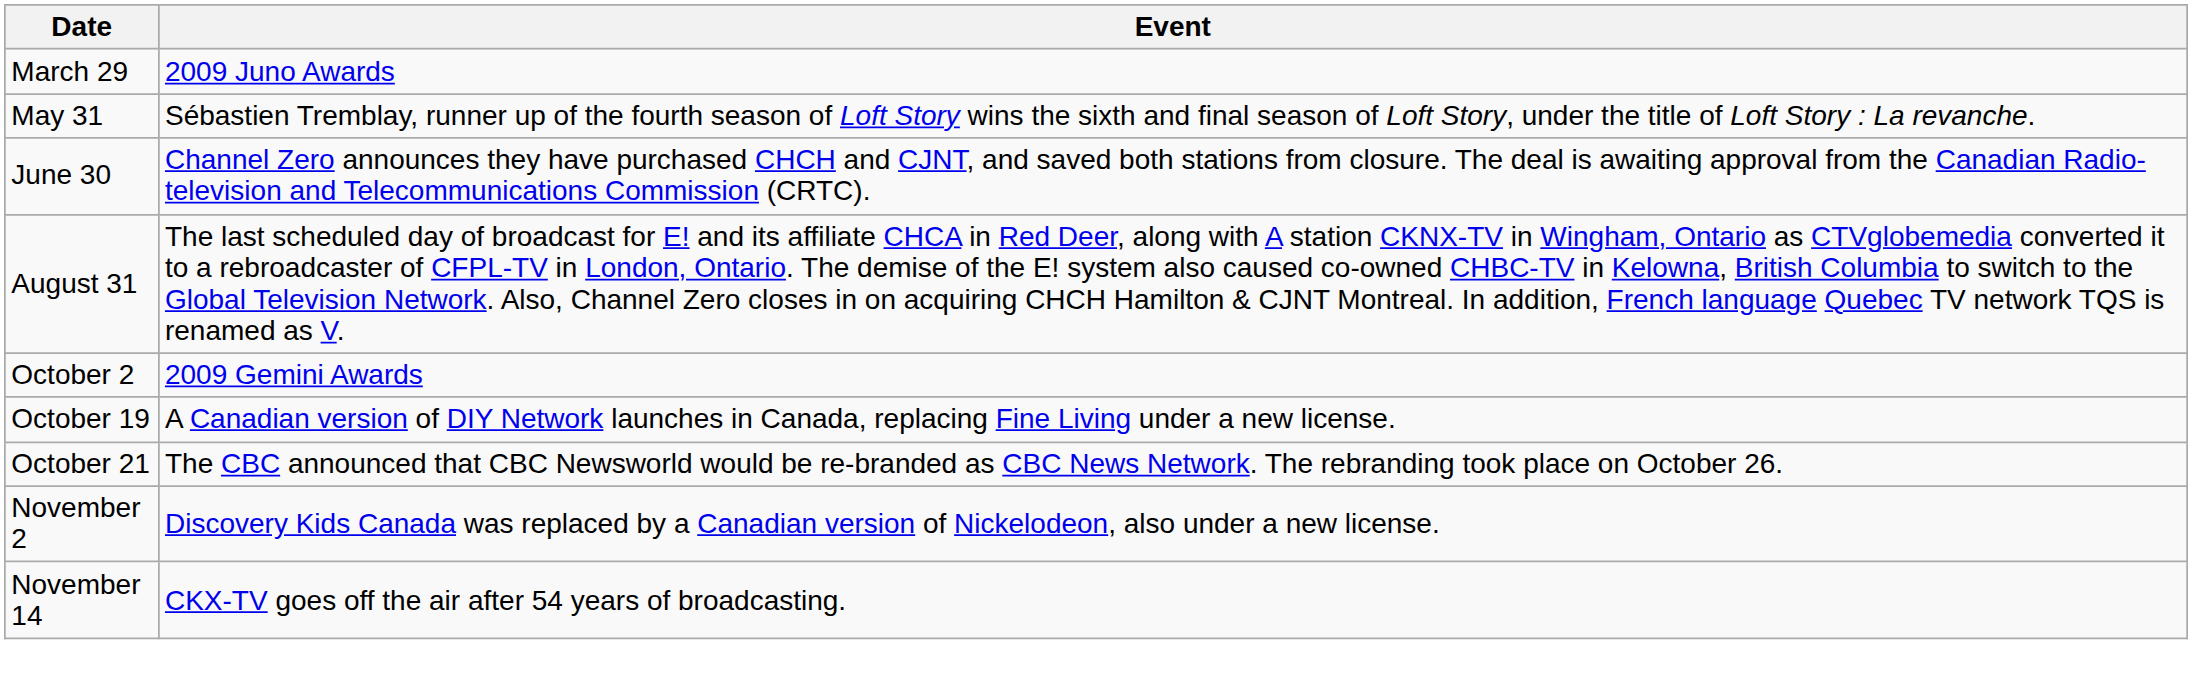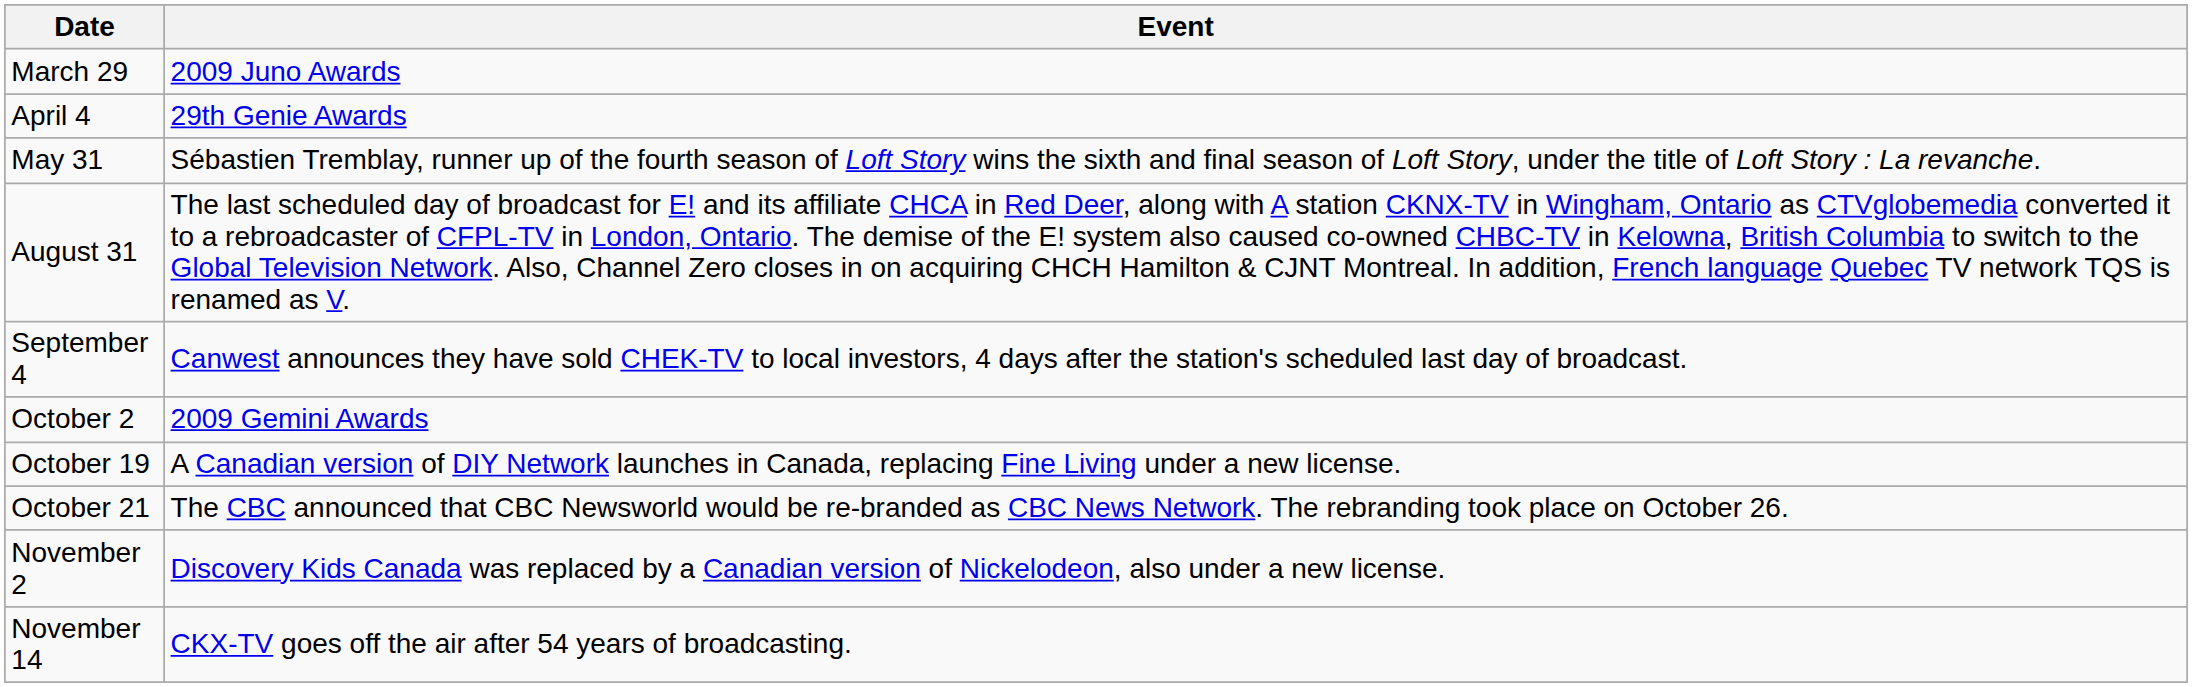+ row: (51, 115)
- row: (61, 175)
+ row: (80, 358)
